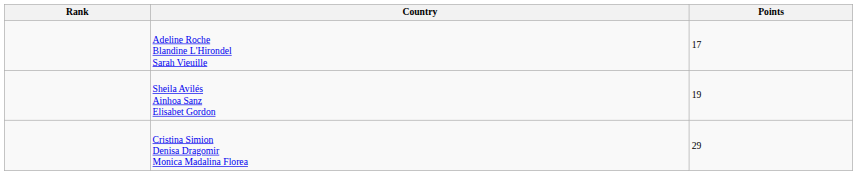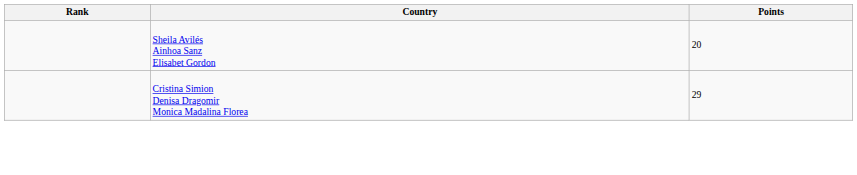- row: (192, 51)
(696, 95) 19 -> (696, 45) 20
